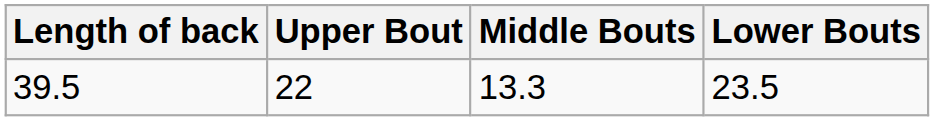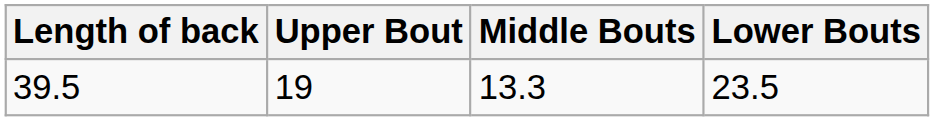(294, 86) 22 -> (294, 86) 19
